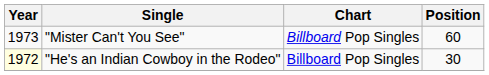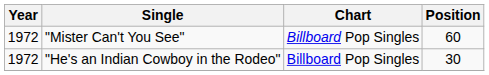(23, 37) 1973 -> (23, 37) 1972
(23, 59) lightyellow background -> (23, 59) no background
